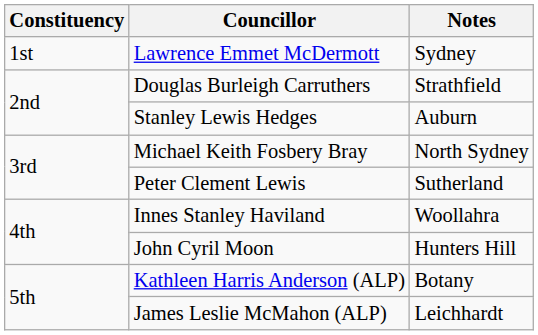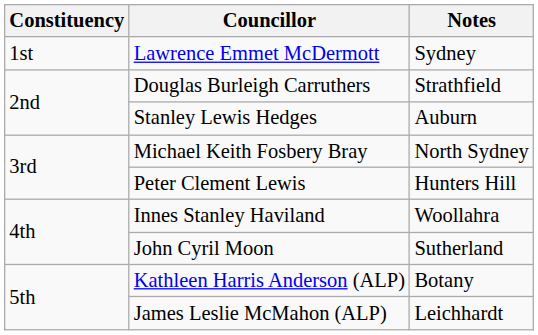(459, 183) Sutherland -> (465, 183) Hunters Hill
(465, 248) Hunters Hill -> (459, 248) Sutherland
